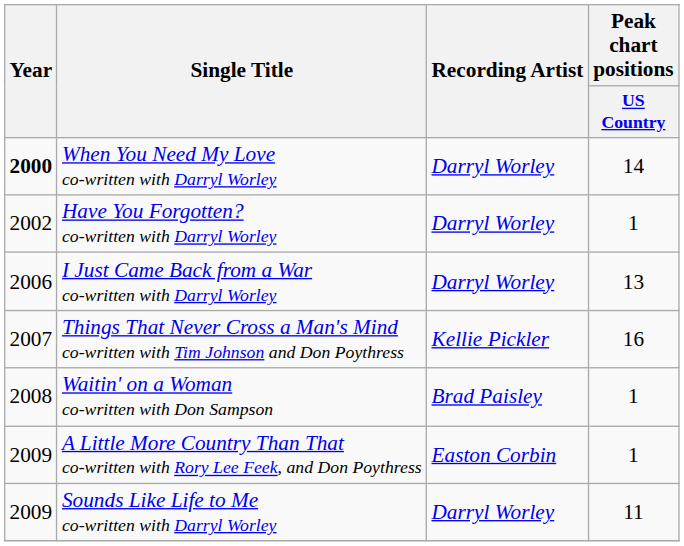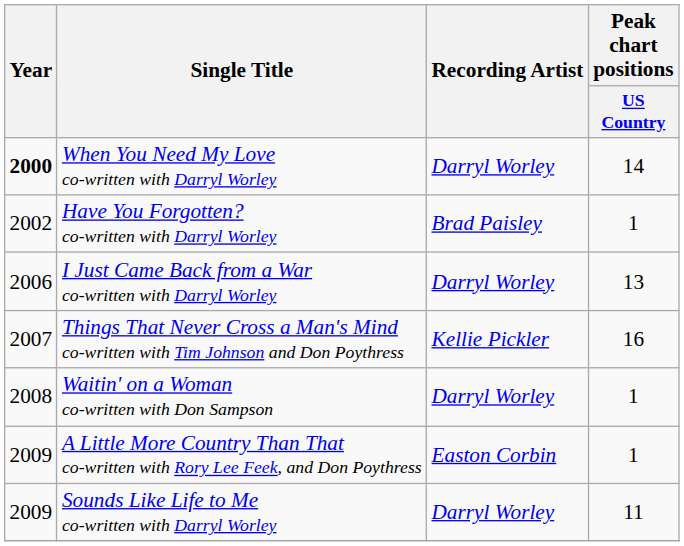(493, 223) Darryl Worley -> (487, 223) Brad Paisley
(487, 396) Brad Paisley -> (493, 396) Darryl Worley
